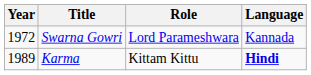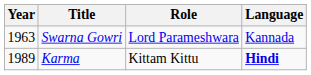(21, 37) 1972 -> (21, 37) 1963
